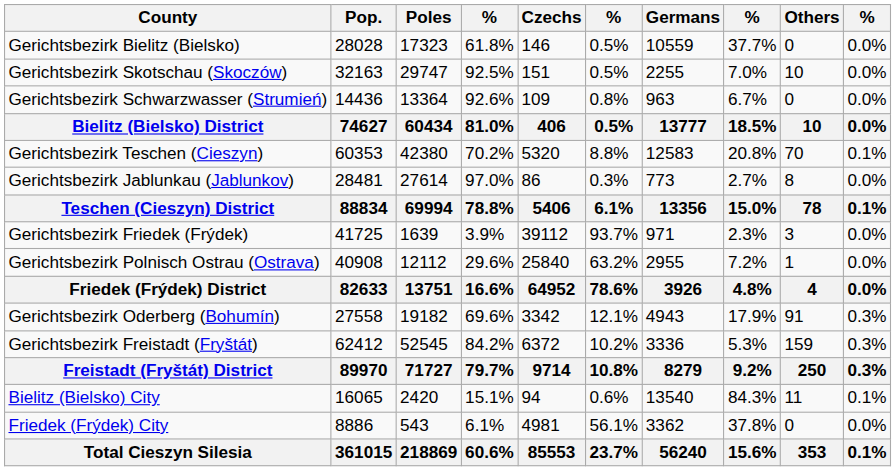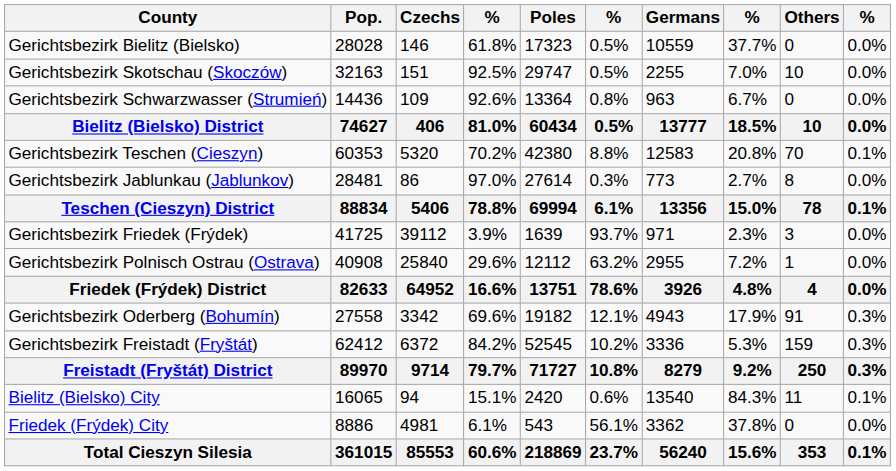columns swapped: (429, 18) <-> (552, 18)
